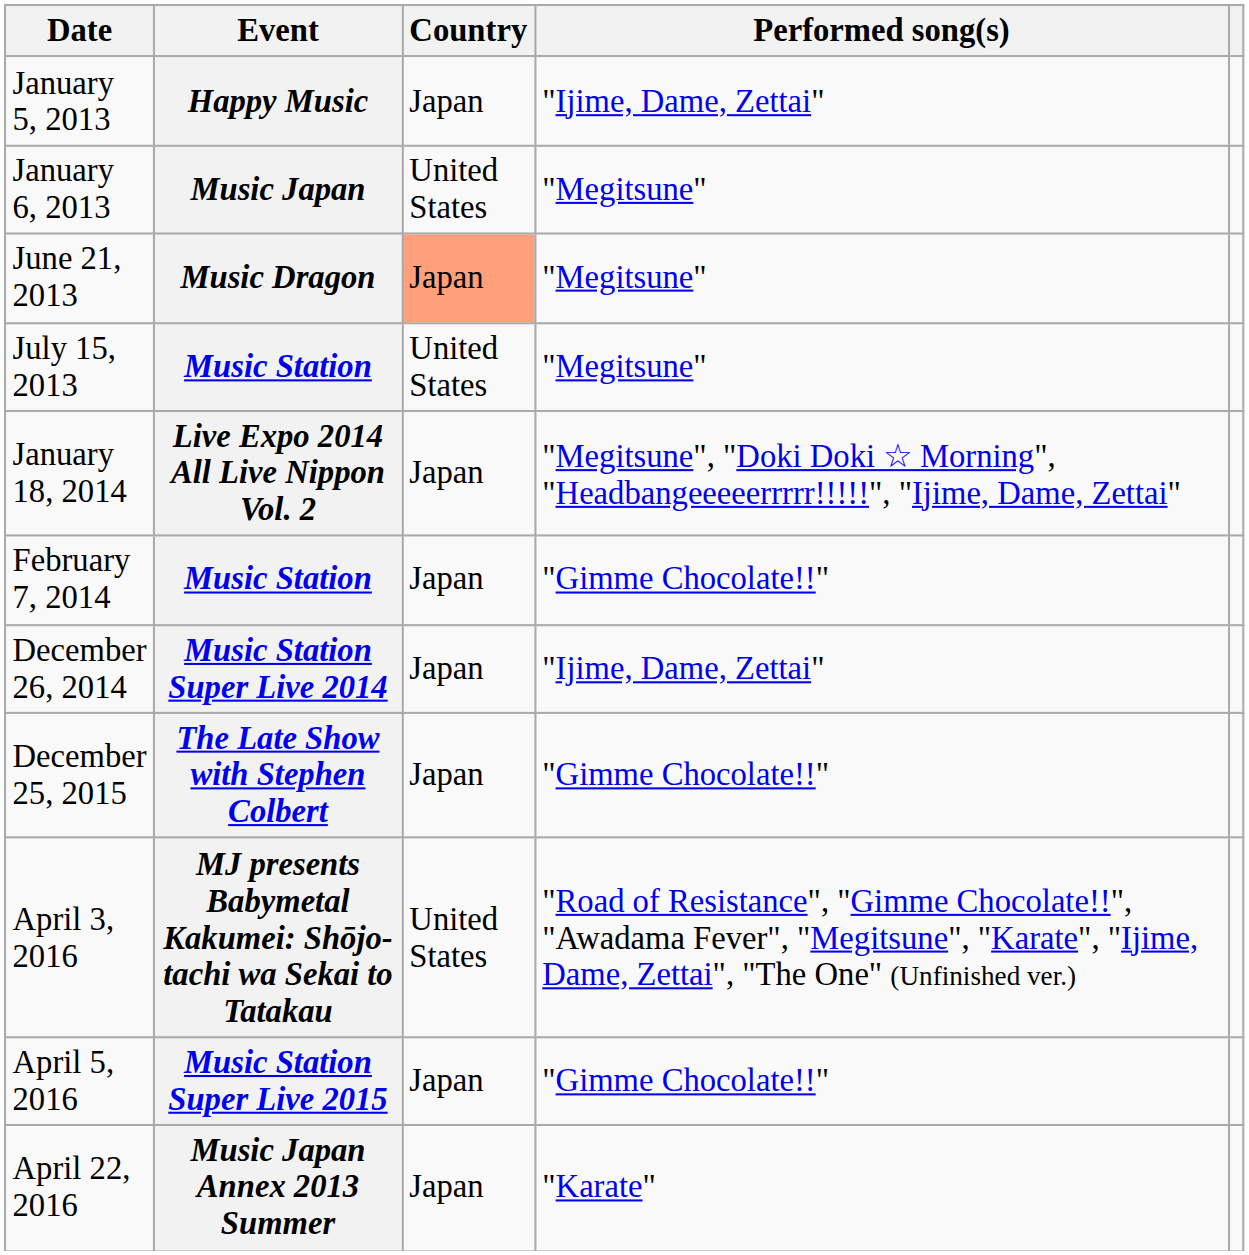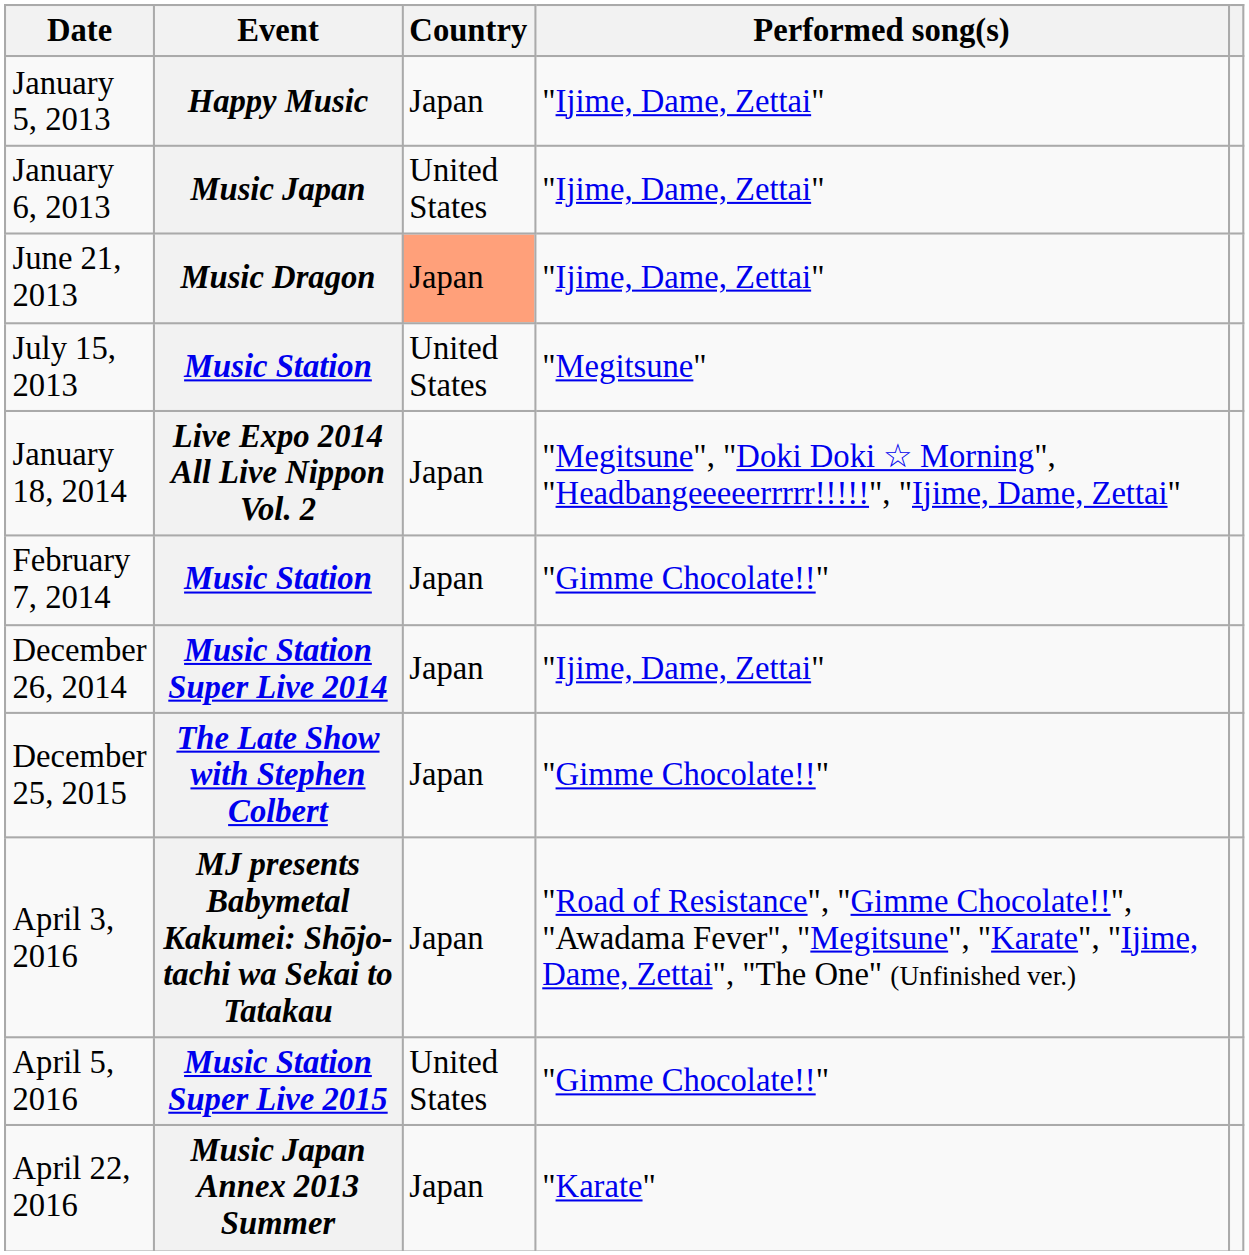(624, 188) "Megitsune" -> (683, 188) "Ijime, Dame, Zettai"
(624, 277) "Megitsune" -> (683, 277) "Ijime, Dame, Zettai"
(454, 936) United States -> (446, 936) Japan
(446, 1080) Japan -> (454, 1080) United States
